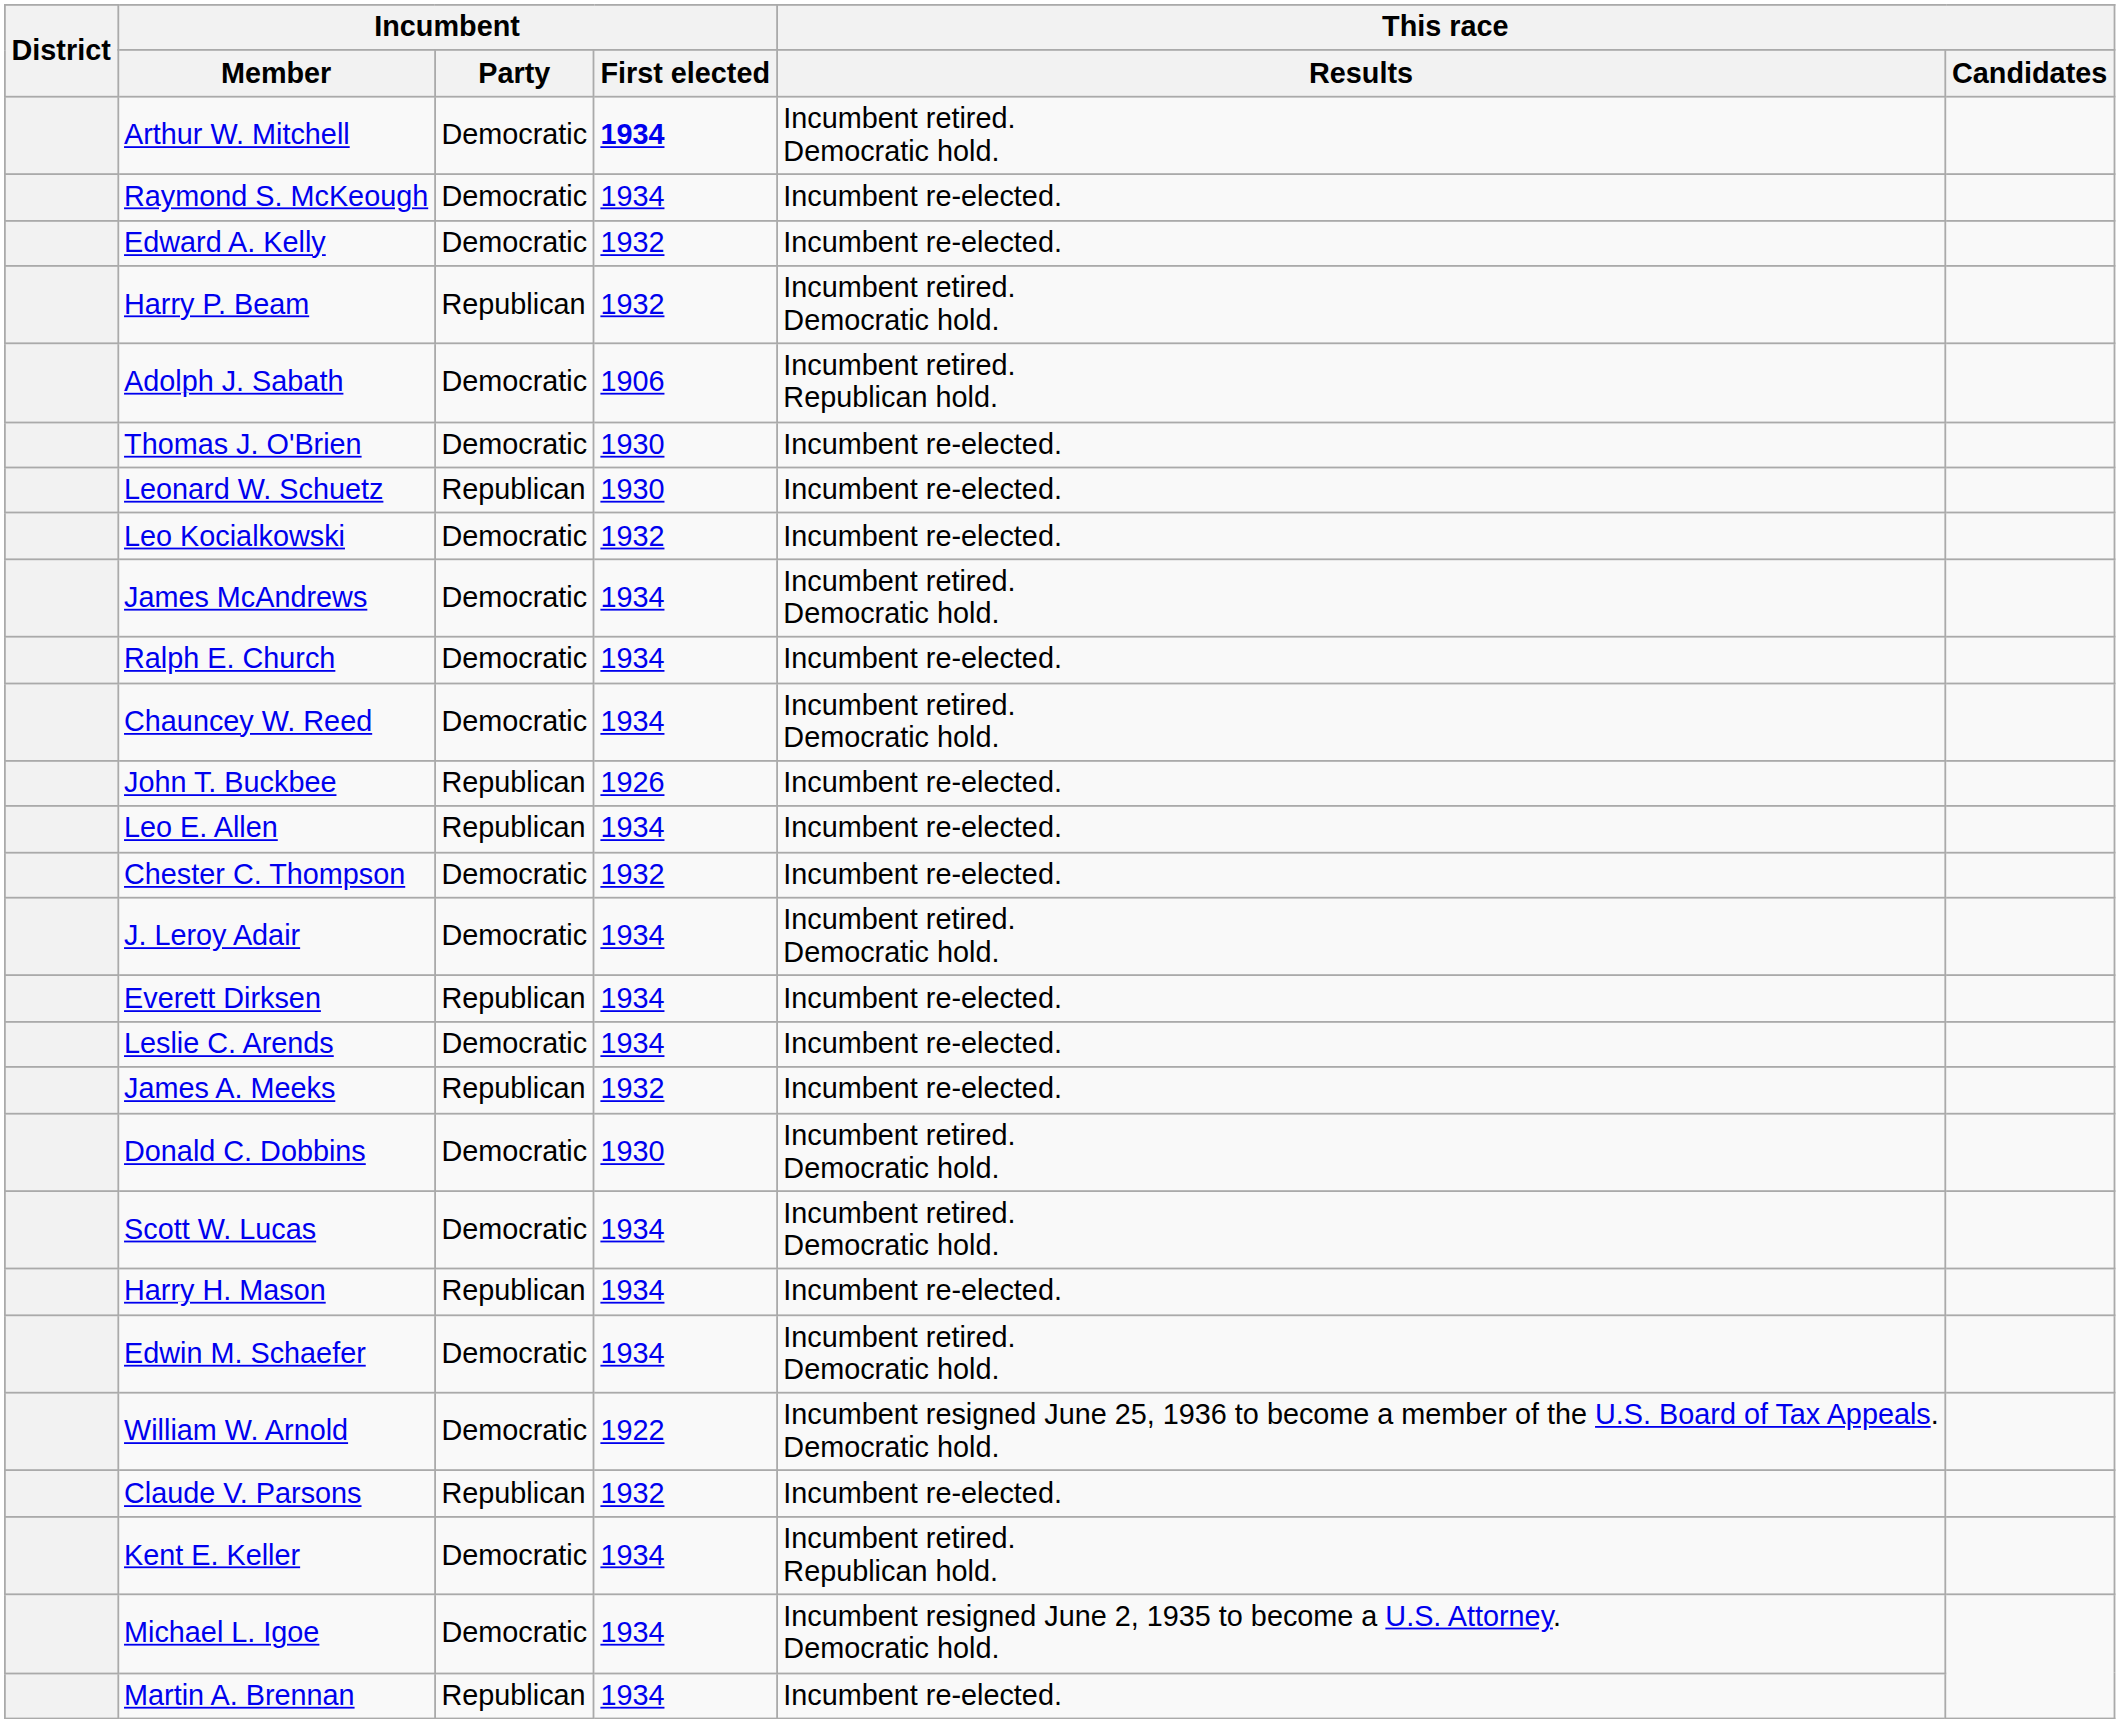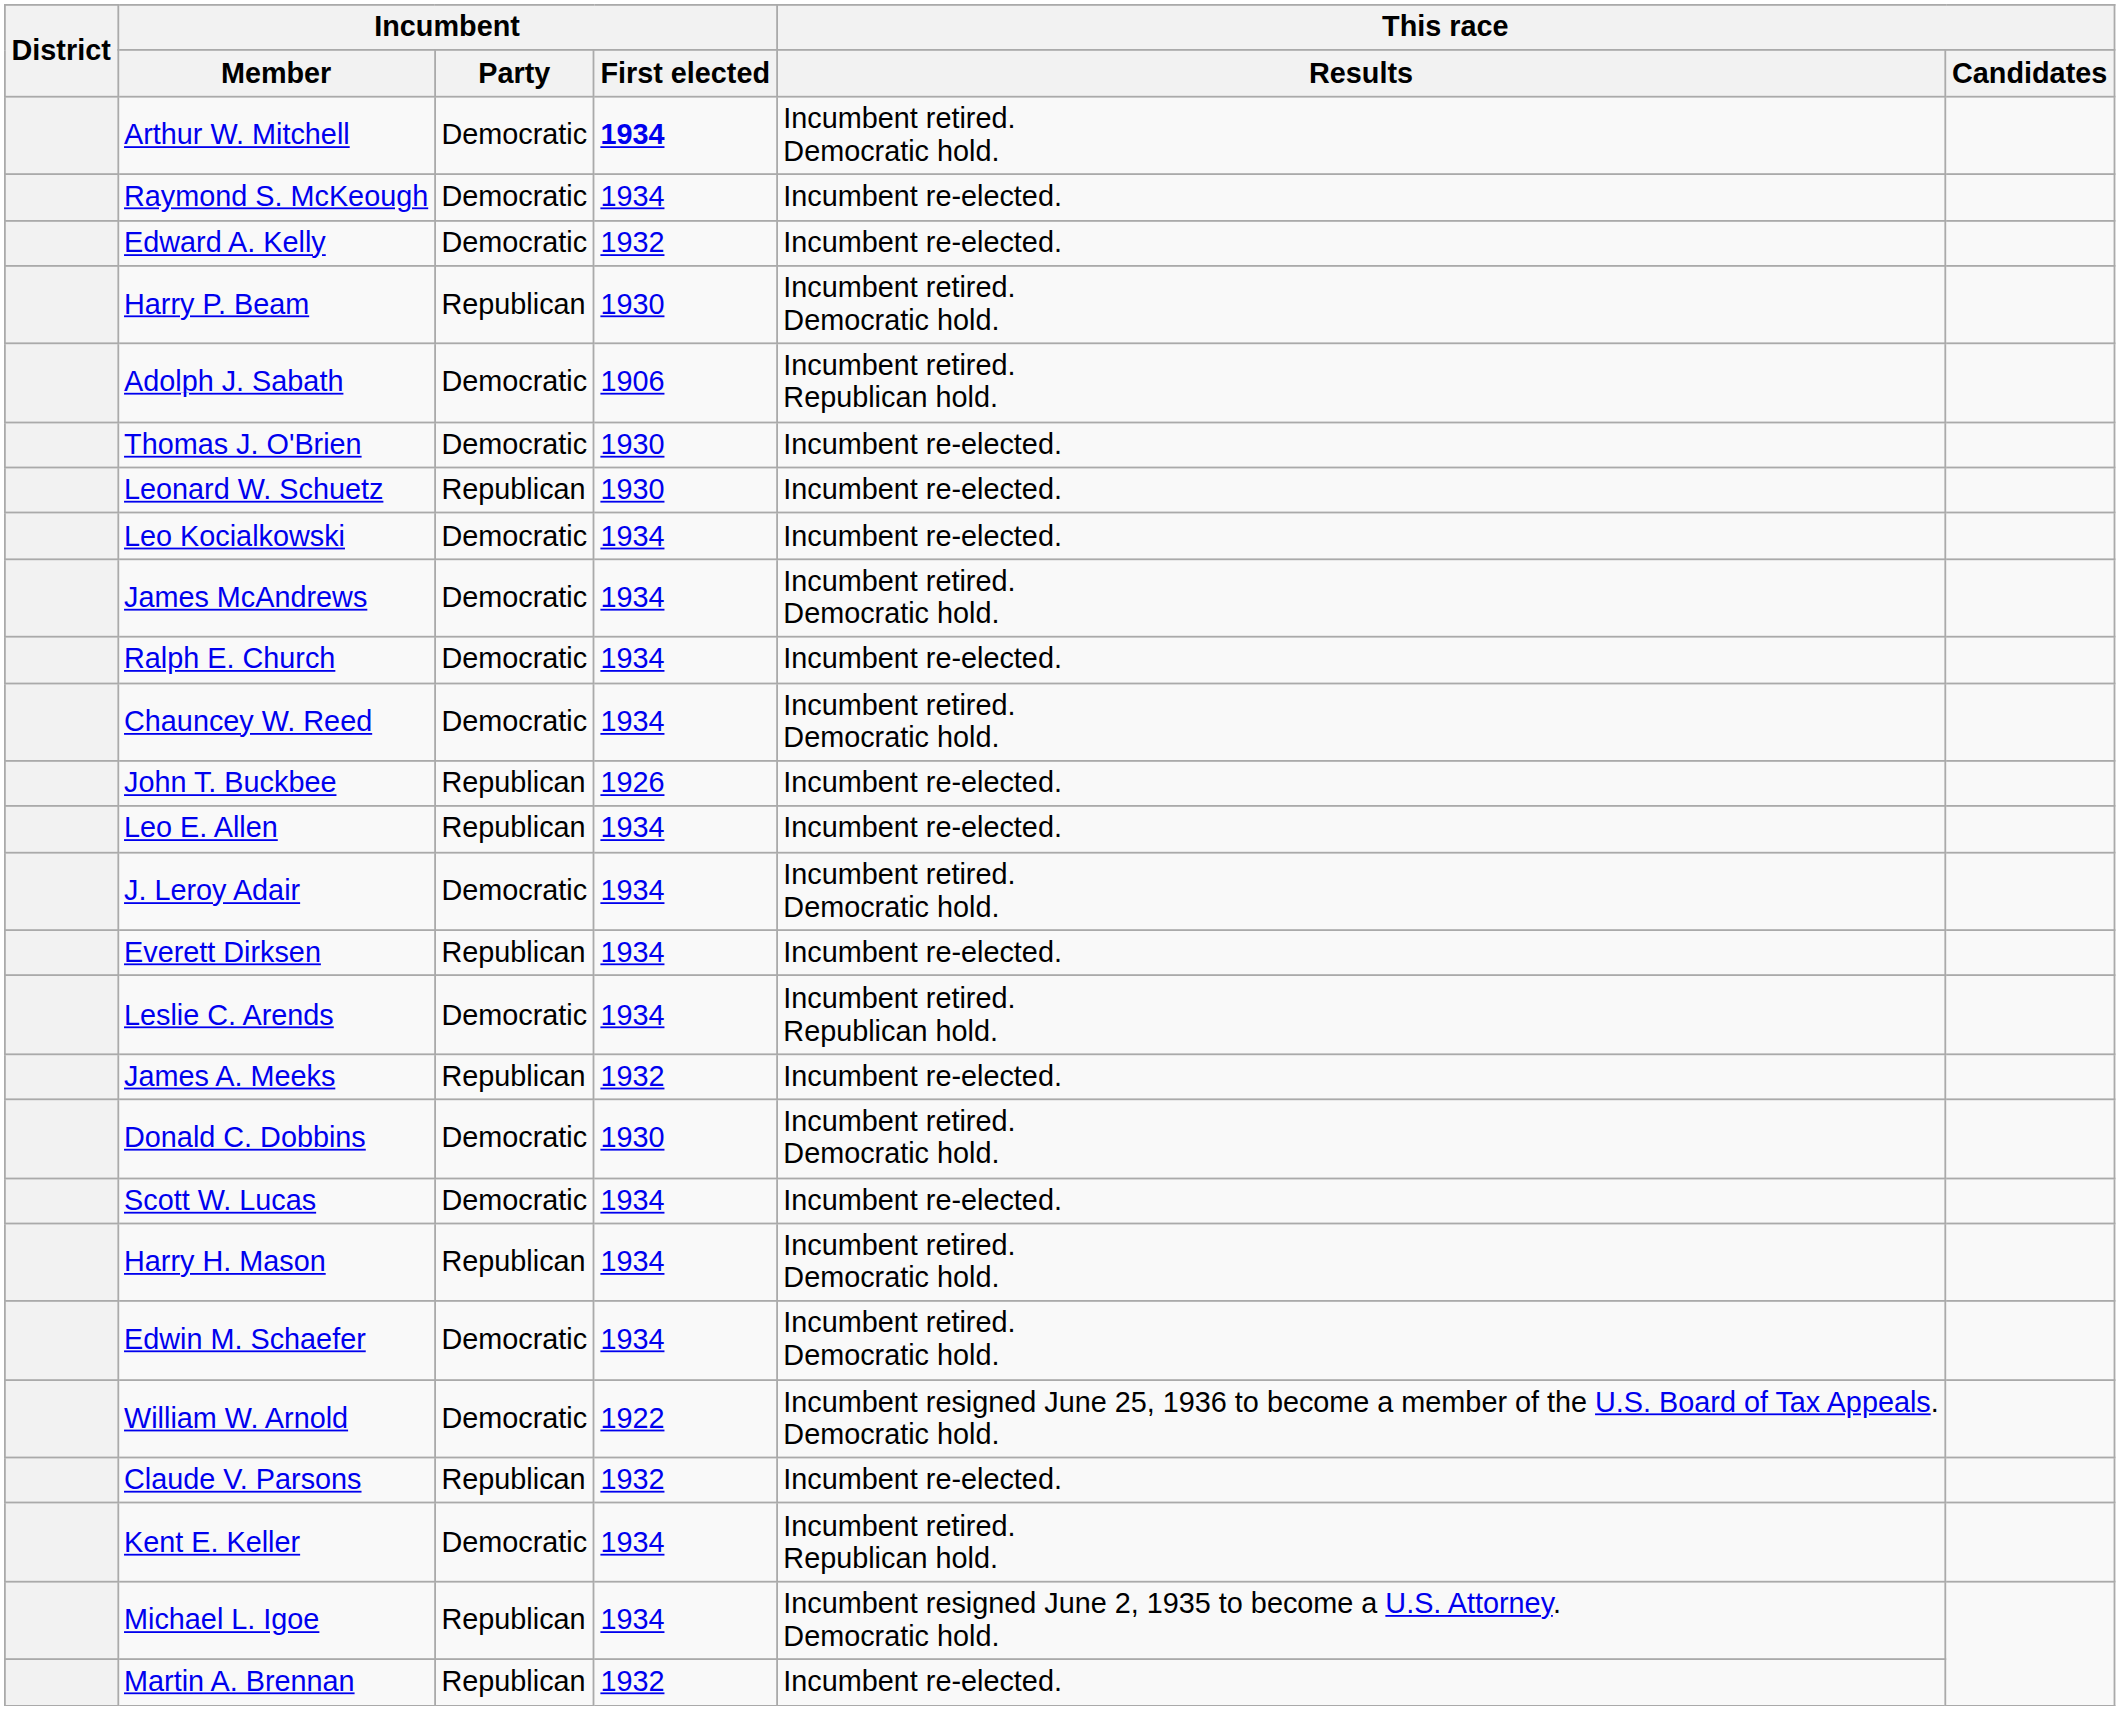(632, 304) 1932 -> (632, 304) 1930
(632, 535) 1932 -> (632, 535) 1934
- row: (265, 874)
(923, 1043) Incumbent re-elected. -> (899, 1014) Incumbent retired. Republican hold.
(899, 1229) Incumbent retired. Democratic hold. -> (923, 1200) Incumbent re-elected.
(923, 1291) Incumbent re-elected. -> (899, 1261) Incumbent retired. Democratic hold.
(514, 1633) Democratic -> (514, 1619) Republican
(632, 1695) 1934 -> (632, 1681) 1932
